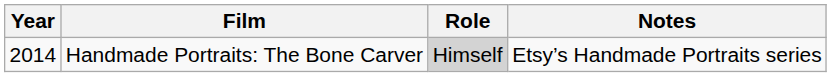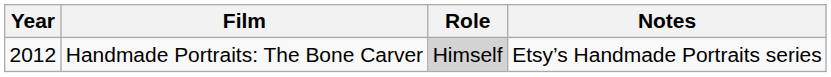(33, 54) 2014 -> (33, 54) 2012
